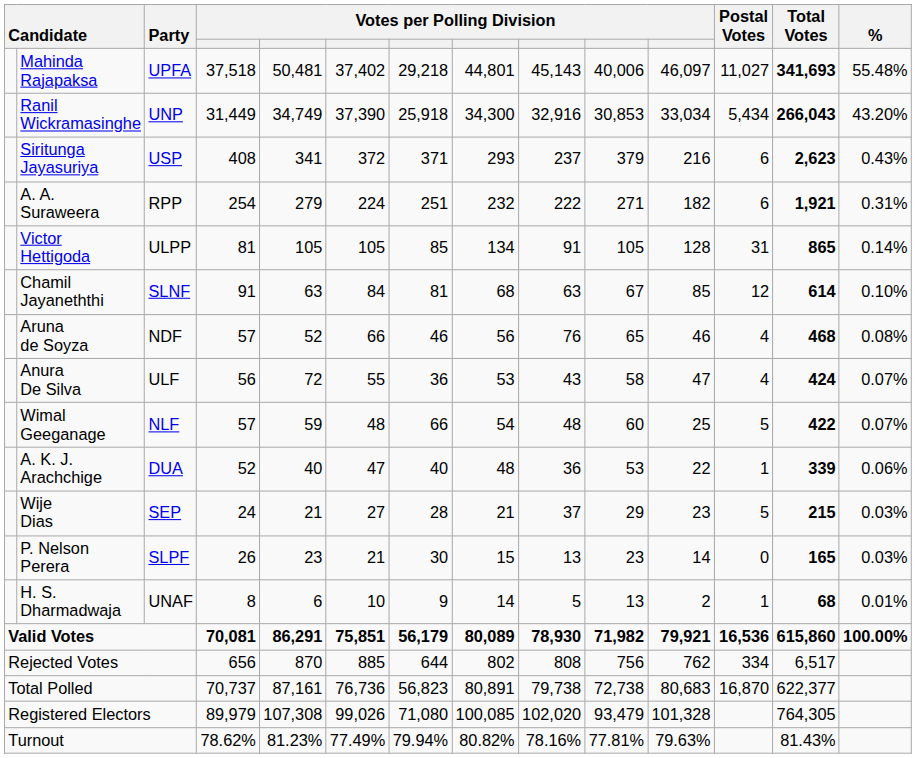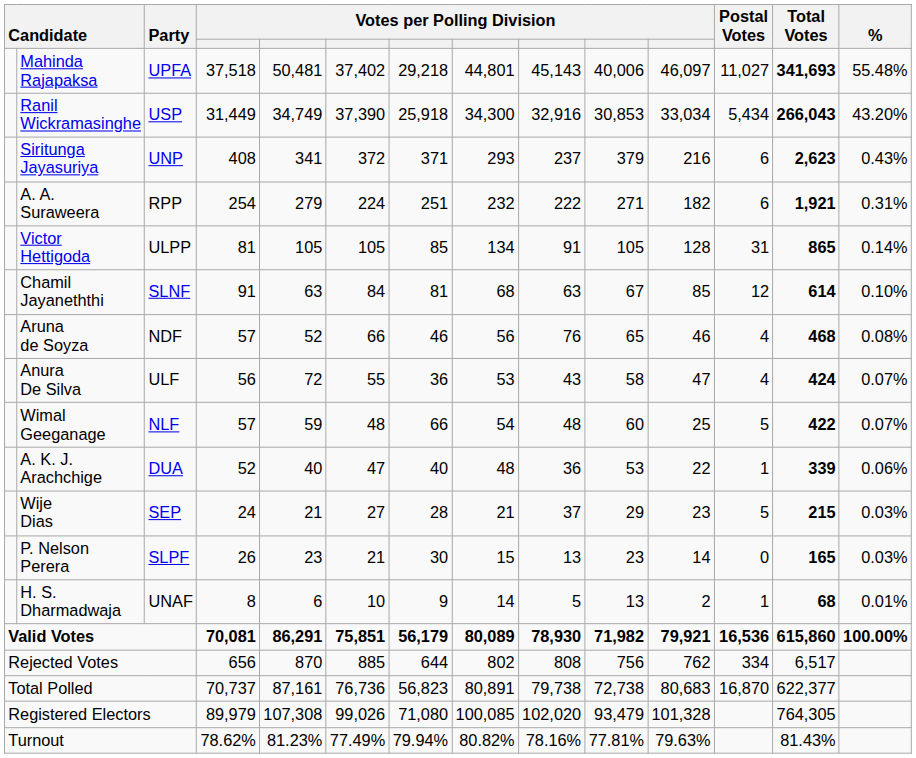(166, 115) UNP -> (165, 115) USP
(165, 159) USP -> (166, 159) UNP
